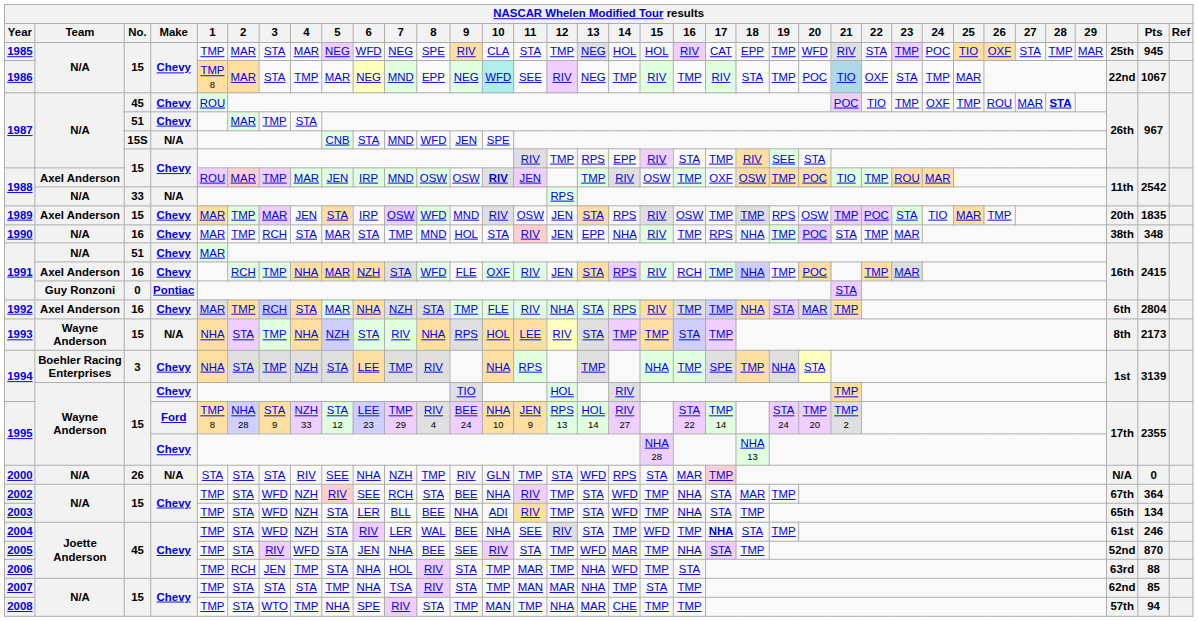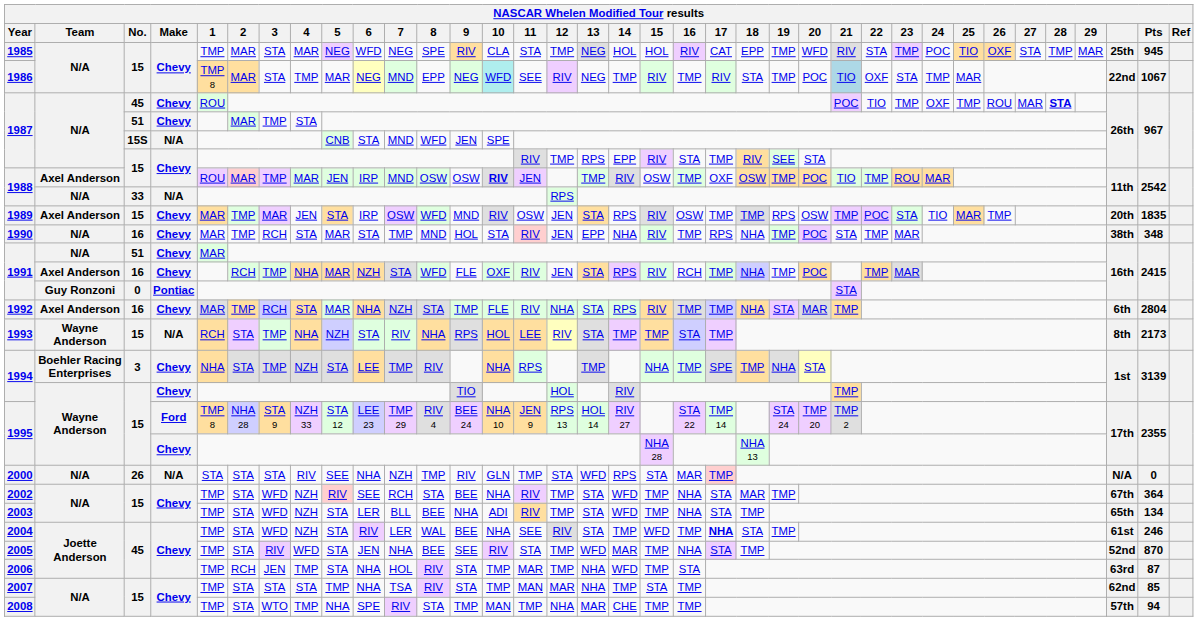(212, 334) NHA -> (212, 334) RCH
(1154, 569) 88 -> (1154, 569) 87
